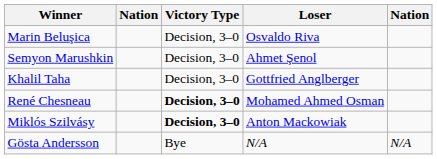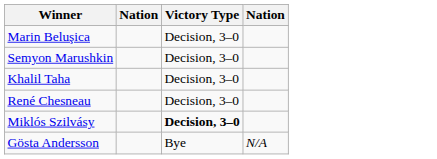- column: (315, 15)
(202, 100) bold -> (202, 100) normal
